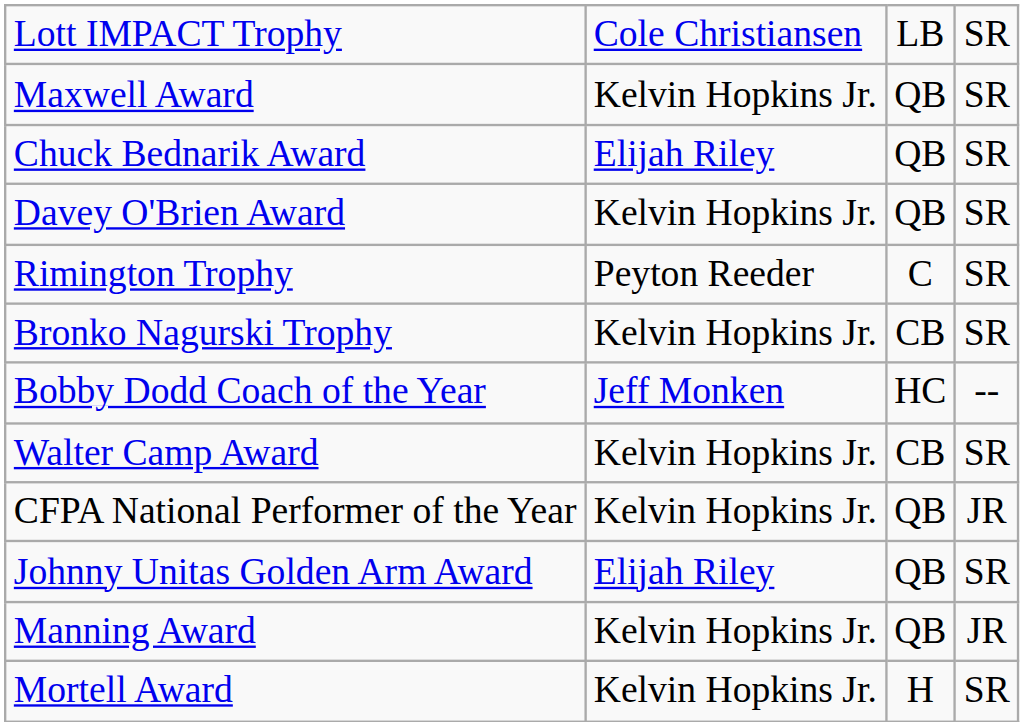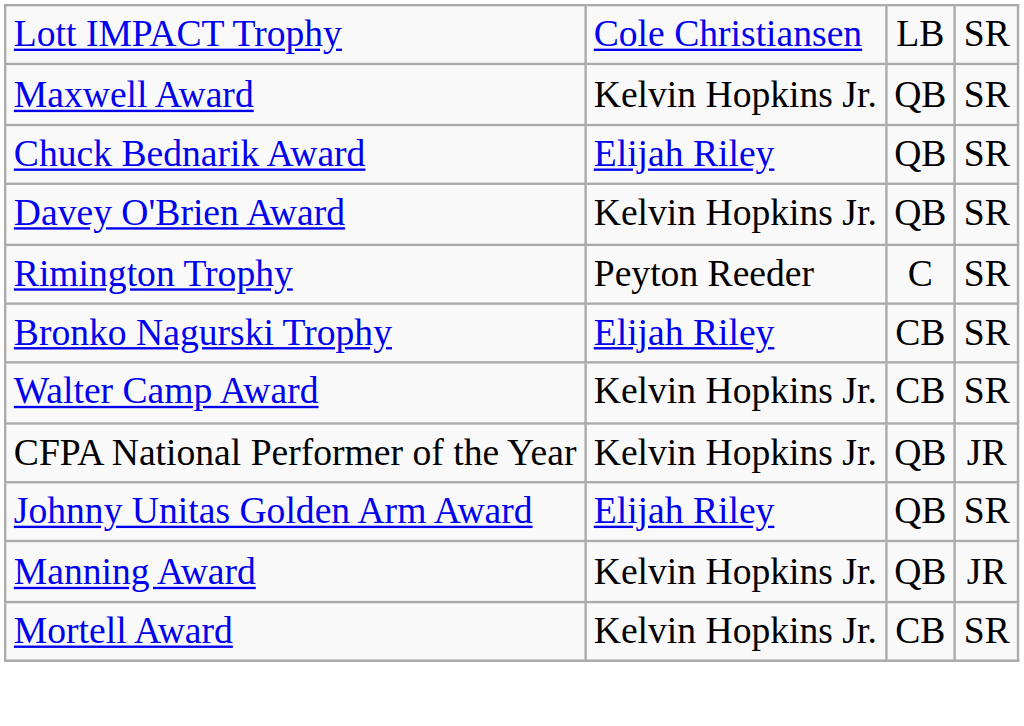(735, 332) Kelvin Hopkins Jr. -> (684, 332) Elijah Riley
- row: (250, 392)
(920, 690) H -> (920, 630) CB
